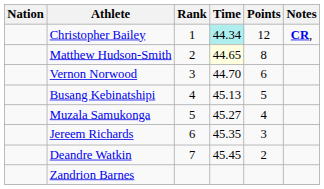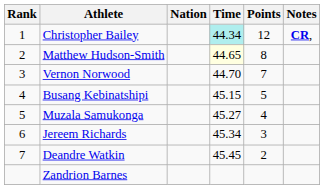columns swapped: (192, 14) <-> (26, 14)
(264, 74) 6 -> (264, 74) 7
(227, 94) 45.13 -> (227, 94) 45.15
(227, 134) 45.35 -> (227, 134) 45.34
